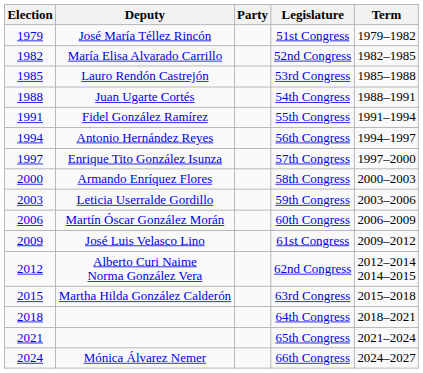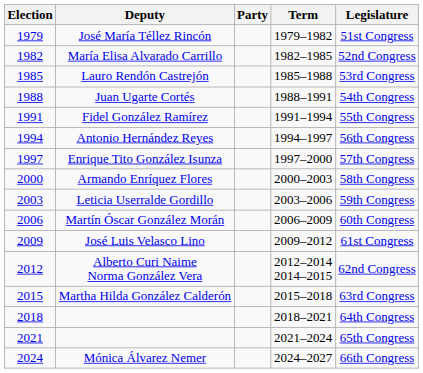columns swapped: (387, 14) <-> (313, 14)
